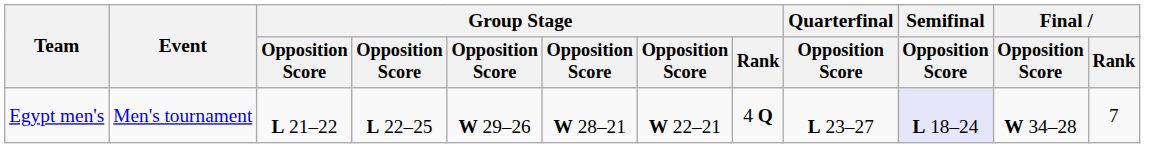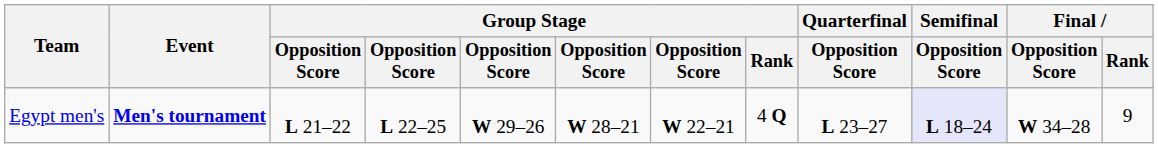(183, 115) normal -> (190, 115) bold
(1114, 115) 7 -> (1127, 115) 9
